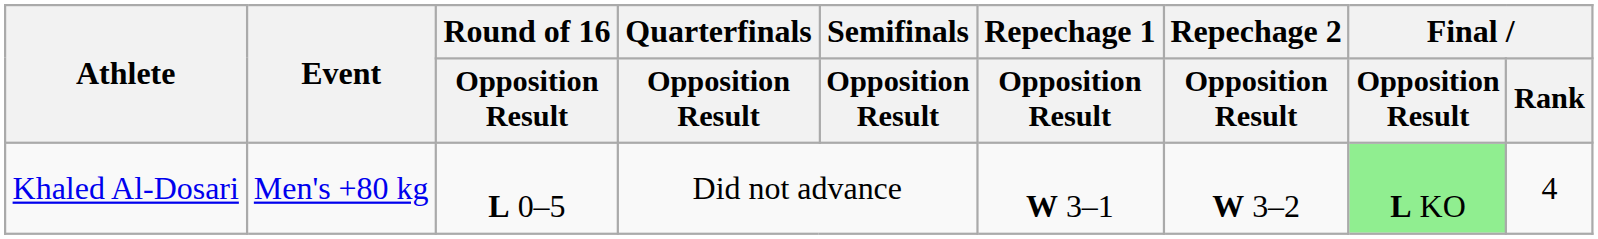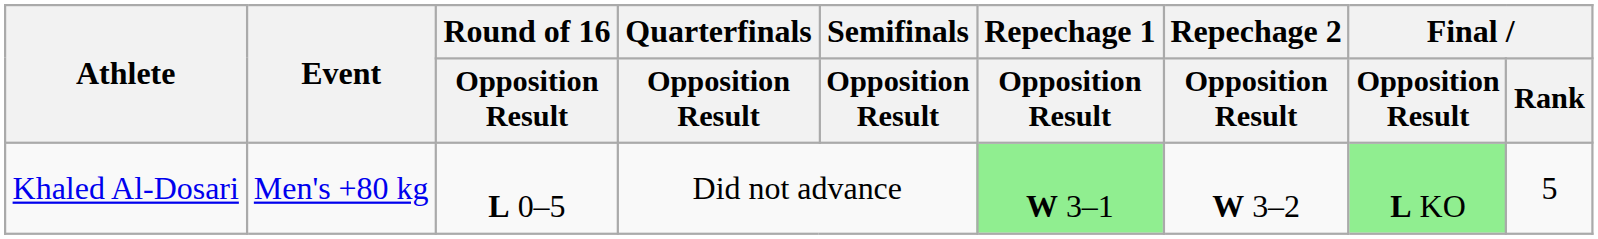(1070, 207) no background -> (1070, 207) lightgreen background
(1549, 188) 4 -> (1549, 188) 5
